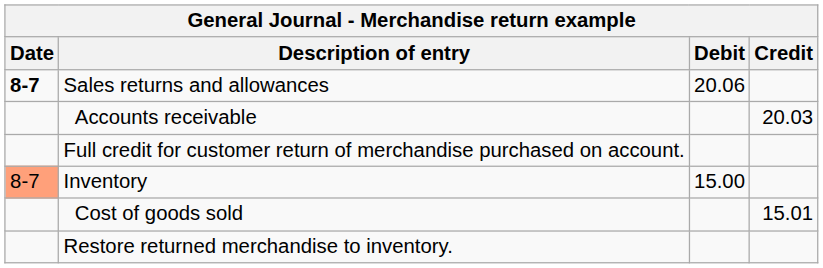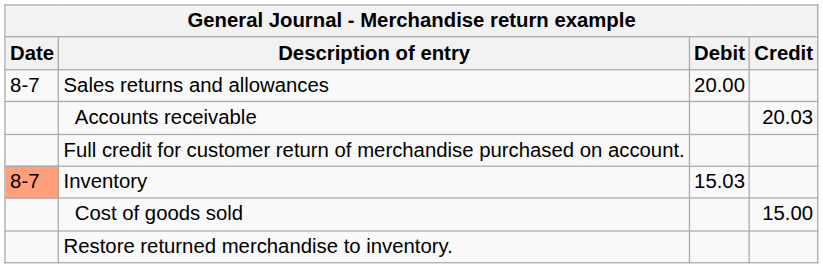(25, 85) bold -> (25, 85) normal
(720, 85) 20.06 -> (720, 85) 20.00
(720, 182) 15.00 -> (720, 182) 15.03
(788, 214) 15.01 -> (788, 214) 15.00
